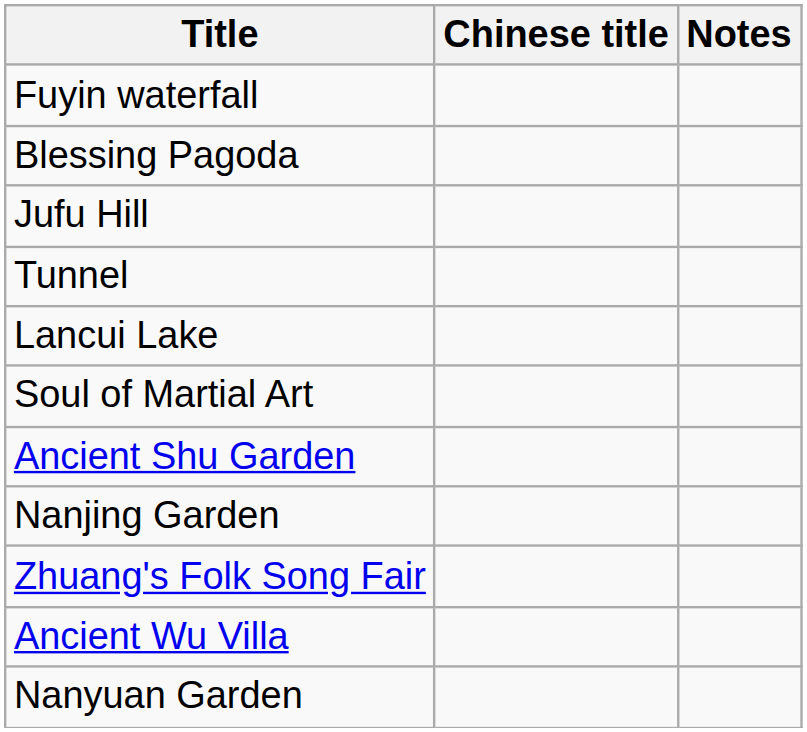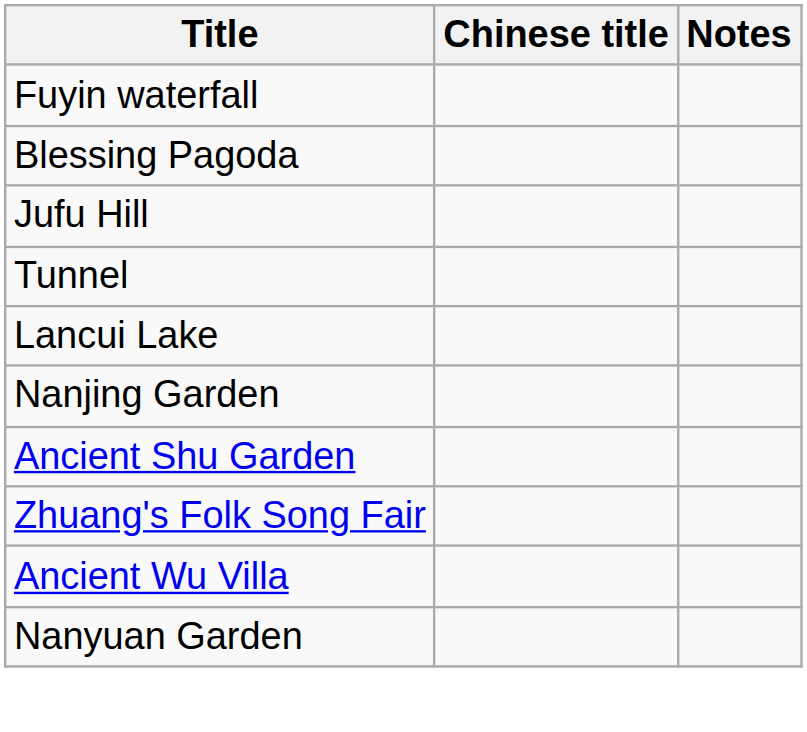- row: (164, 395)
rows swapped: (147, 515) <-> (185, 455)
